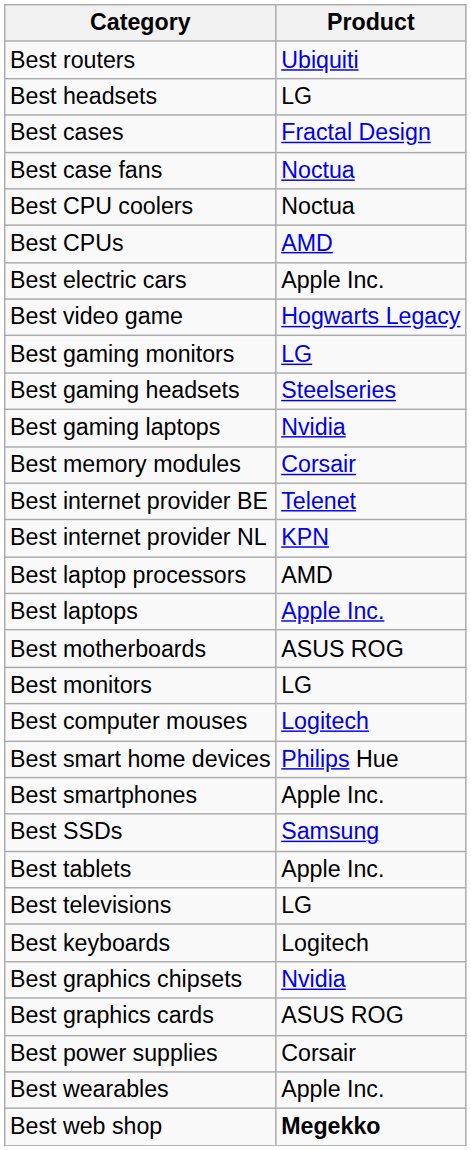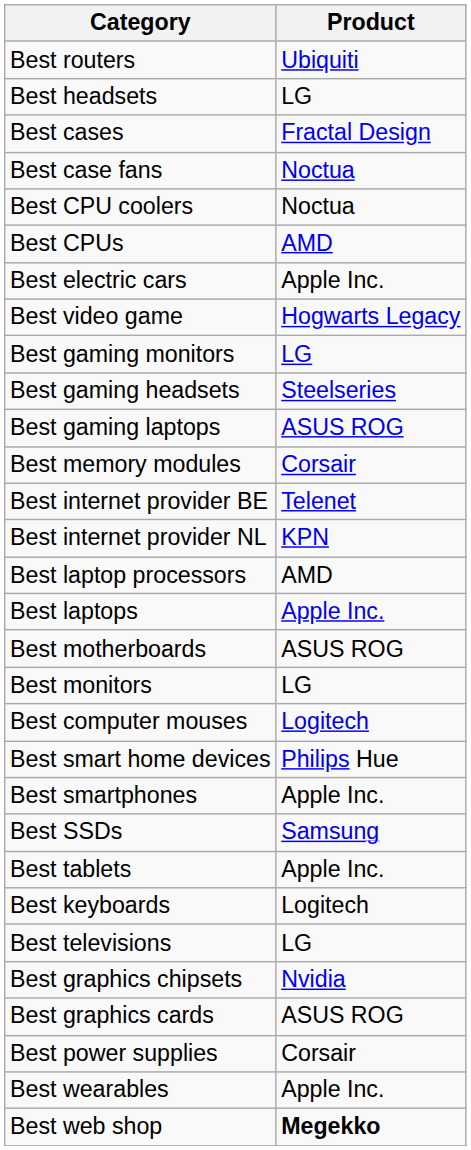(313, 427) Nvidia -> (342, 427) ASUS ROG
rows swapped: (91, 905) <-> (90, 942)
